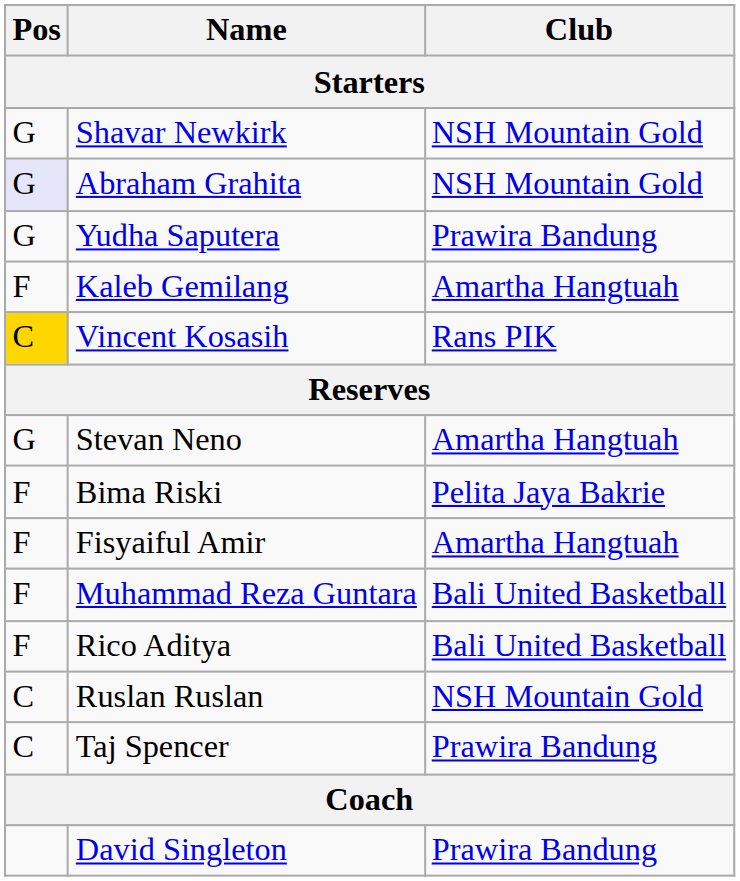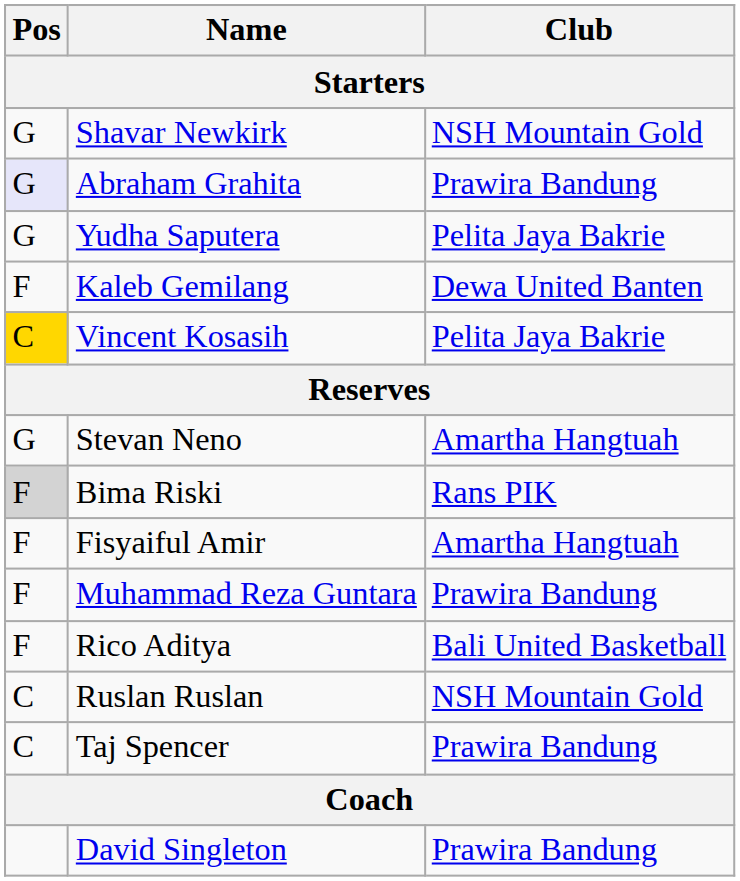(567, 183) NSH Mountain Gold -> (544, 183) Prawira Bandung
(544, 235) Prawira Bandung -> (548, 235) Pelita Jaya Bakrie
(555, 286) Amartha Hangtuah -> (567, 286) Dewa United Banten
(494, 337) Rans PIK -> (548, 337) Pelita Jaya Bakrie
(21, 491) no background -> (21, 491) lightgrey background
(548, 491) Pelita Jaya Bakrie -> (494, 491) Rans PIK
(579, 593) Bali United Basketball -> (544, 593) Prawira Bandung
